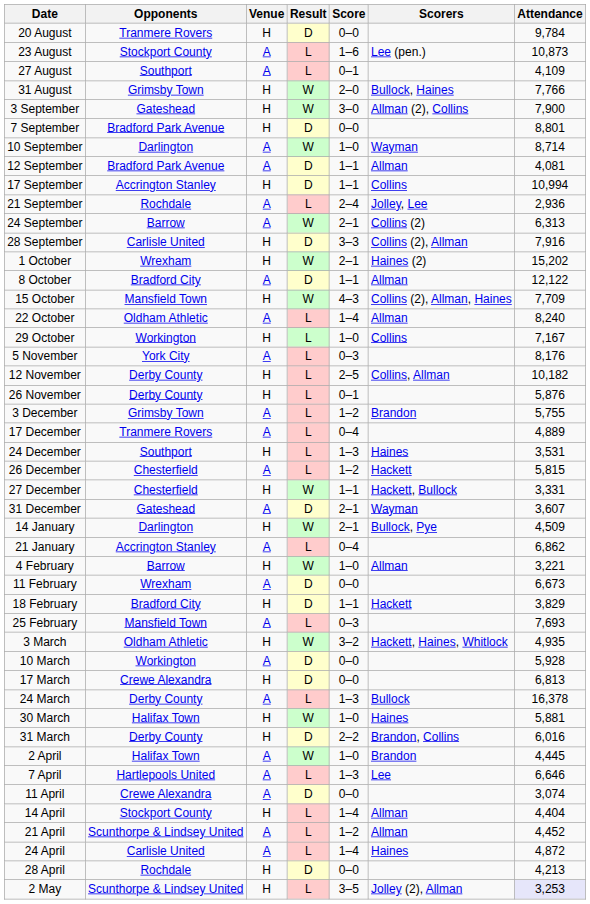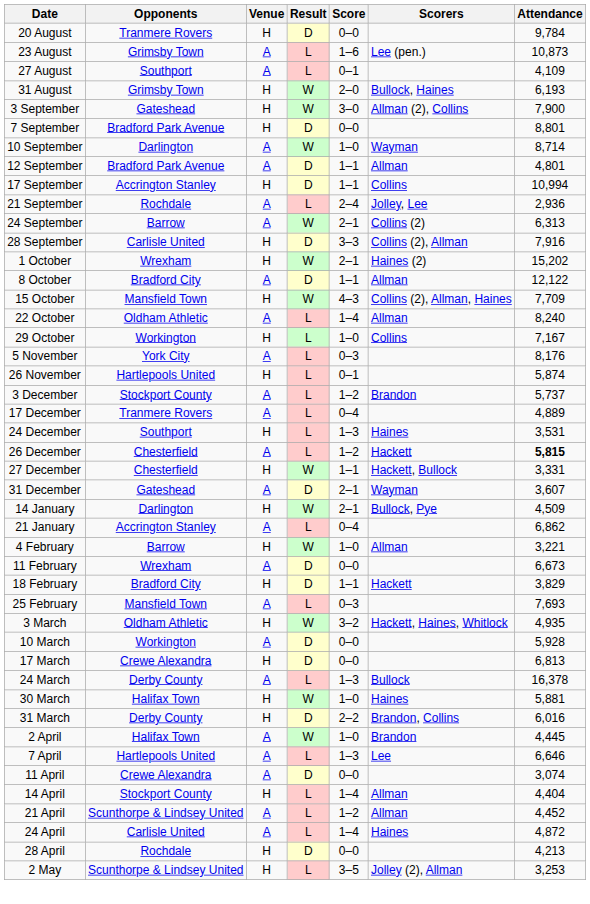(166, 52) Stockport County -> (166, 52) Grimsby Town
(550, 90) 7,766 -> (550, 90) 6,193
(550, 166) 4,081 -> (550, 166) 4,801
- row: (45, 375)
(166, 394) Derby County -> (166, 375) Hartlepools United
(550, 394) 5,876 -> (550, 375) 5,874
(166, 413) Grimsby Town -> (166, 394) Stockport County
(550, 413) 5,755 -> (550, 394) 5,737
(550, 470) normal -> (550, 451) bold
(550, 889) lavender background -> (550, 870) no background
